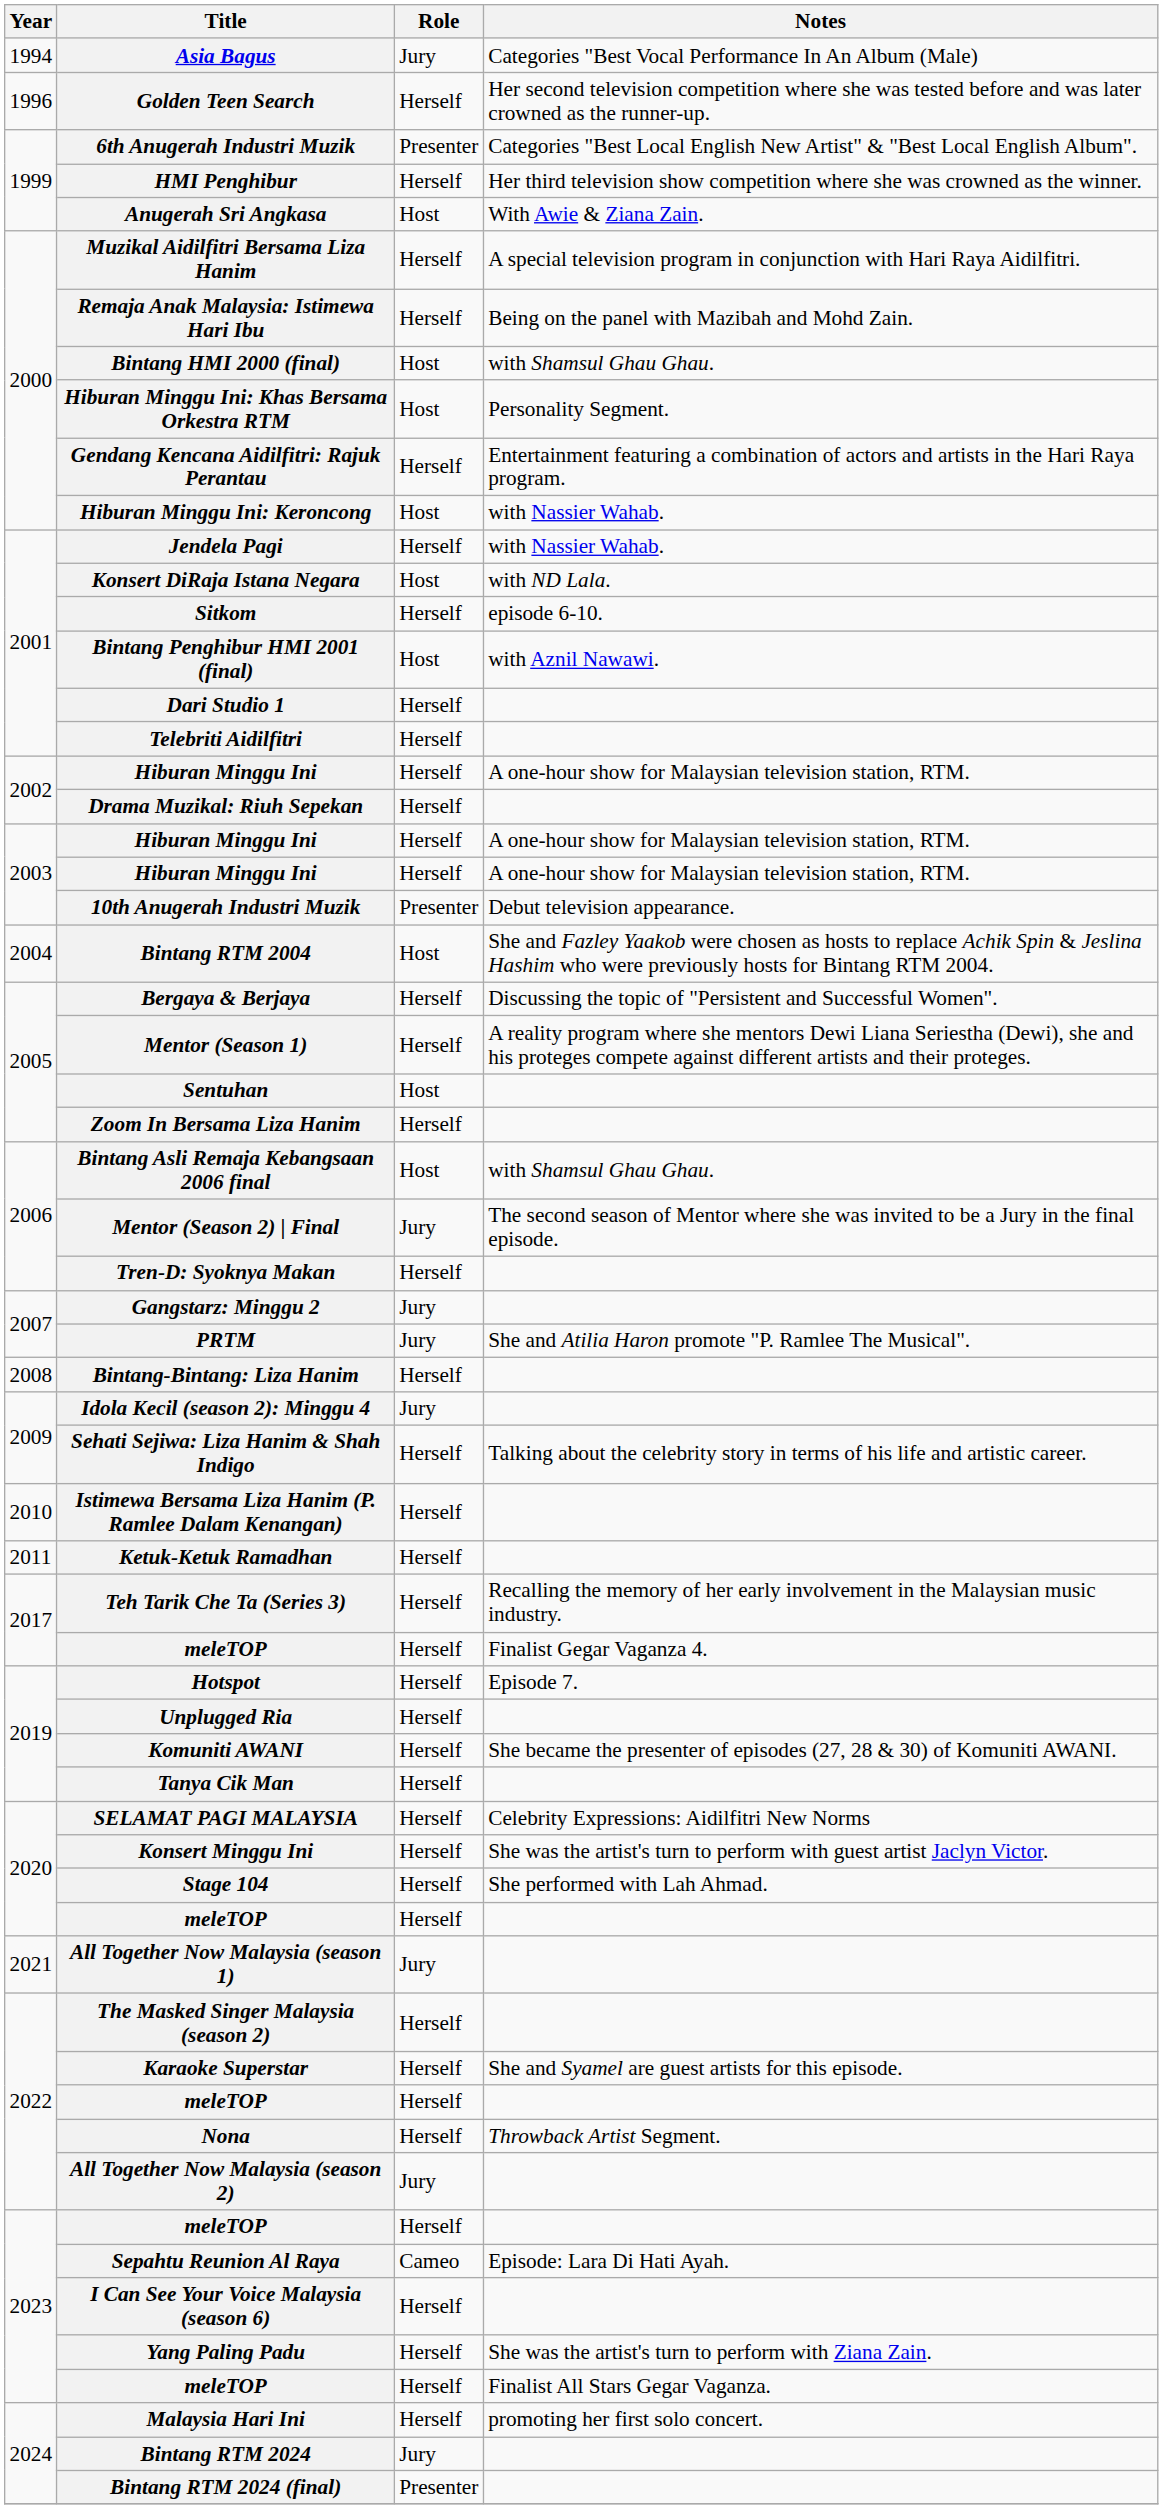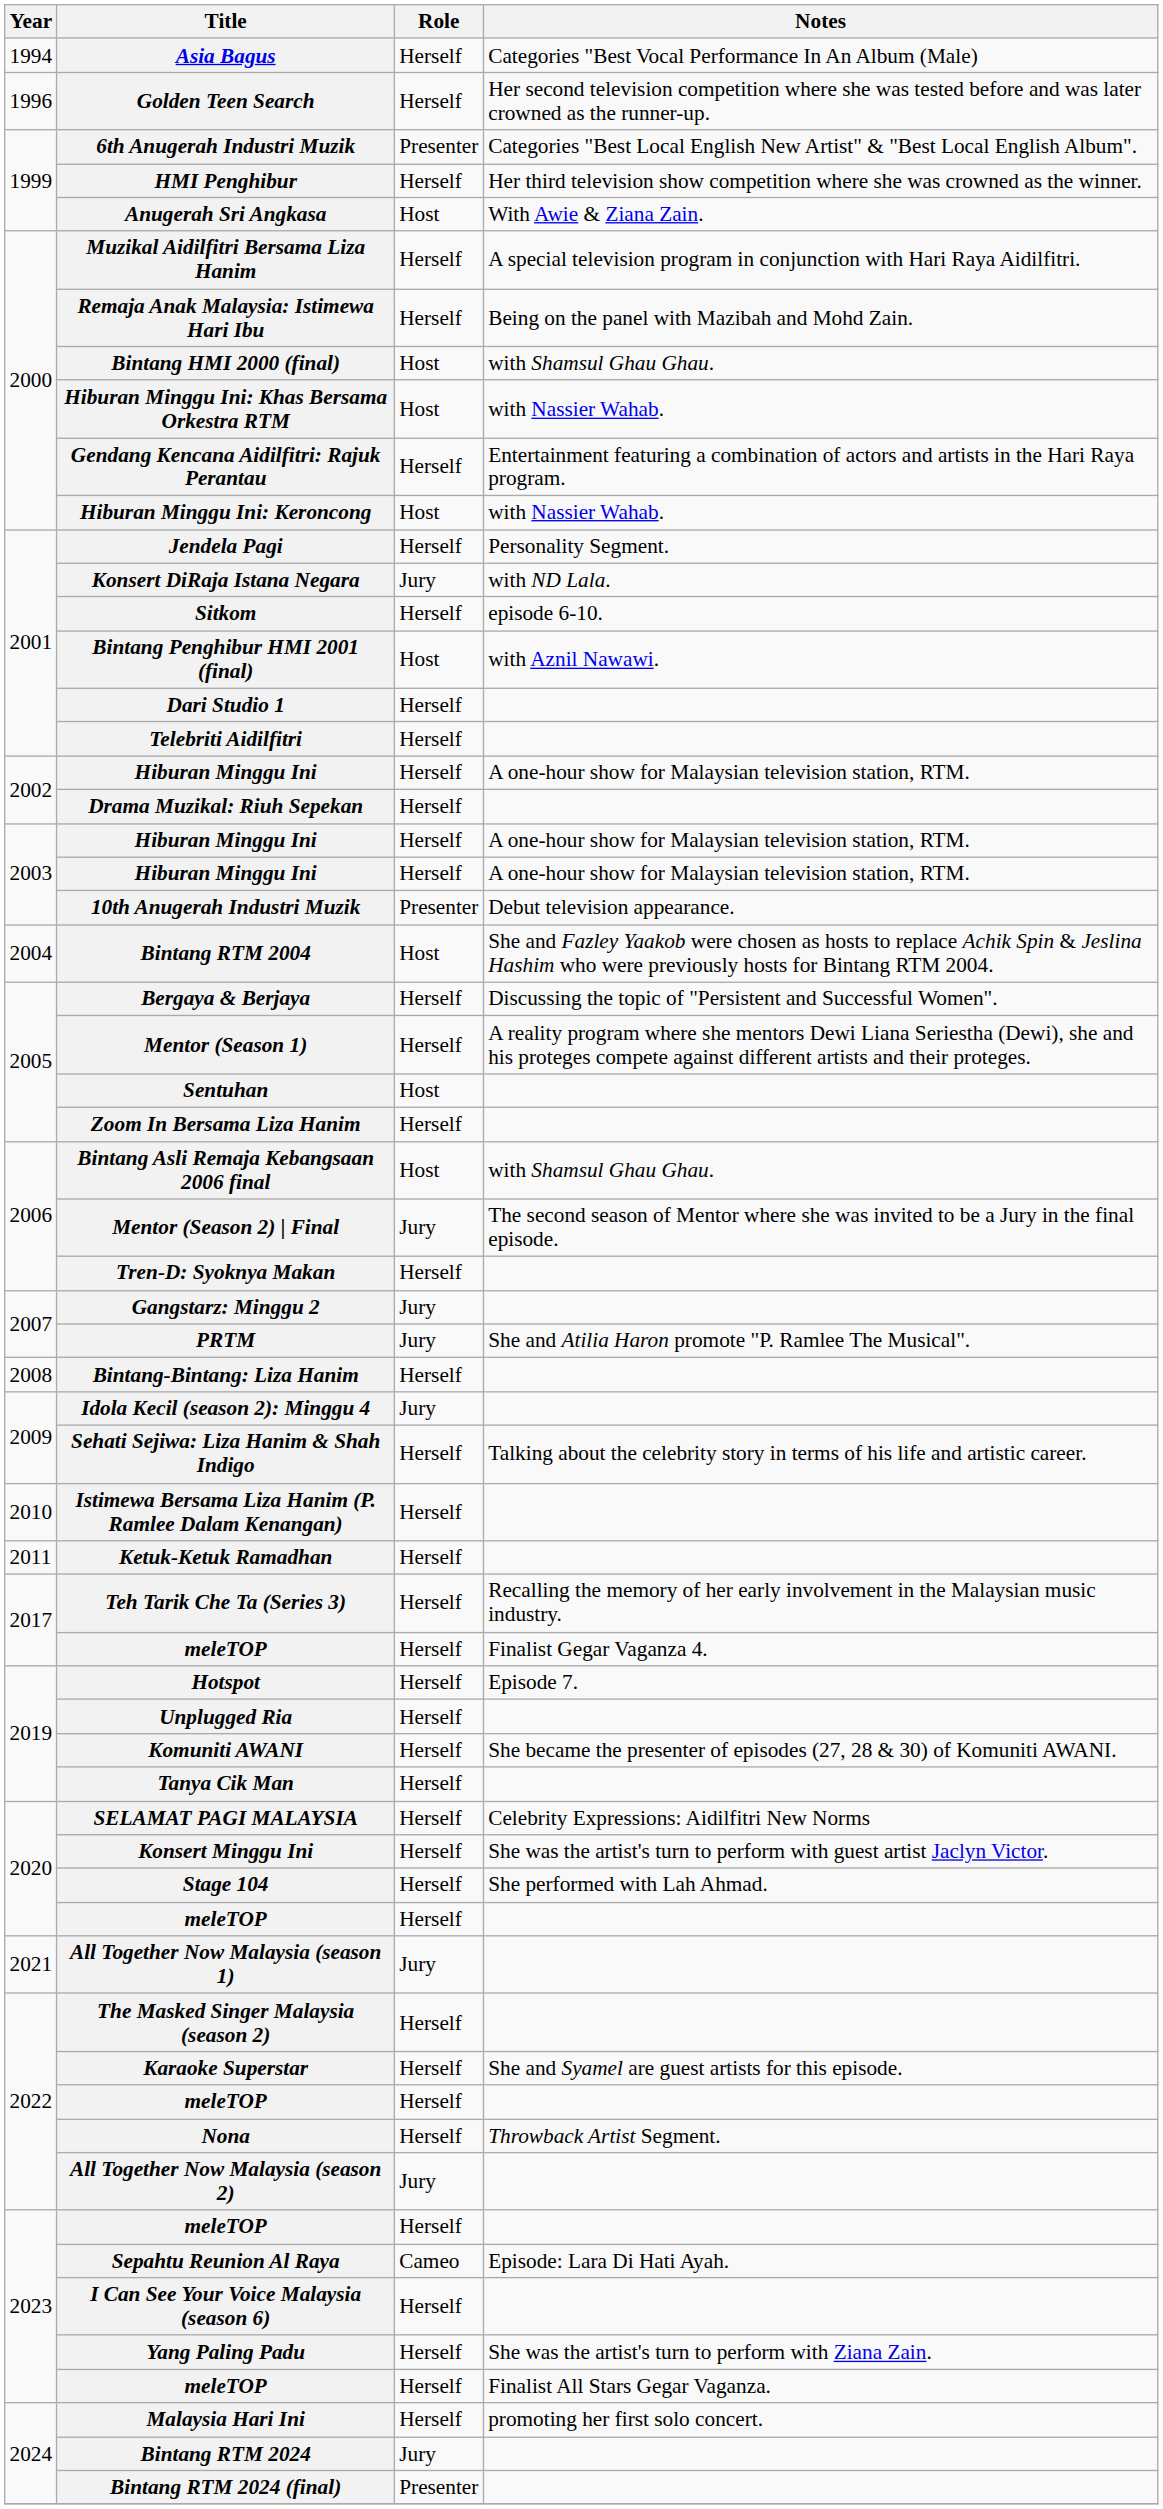(418, 55) Jury -> (431, 55) Herself
(579, 408) Personality Segment. -> (576, 408) with Nassier Wahab.
(576, 546) with Nassier Wahab. -> (579, 546) Personality Segment.
(419, 579) Host -> (418, 579) Jury
